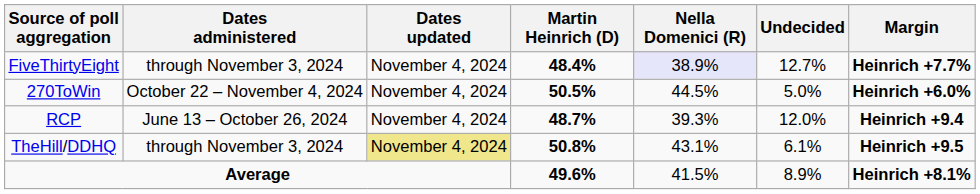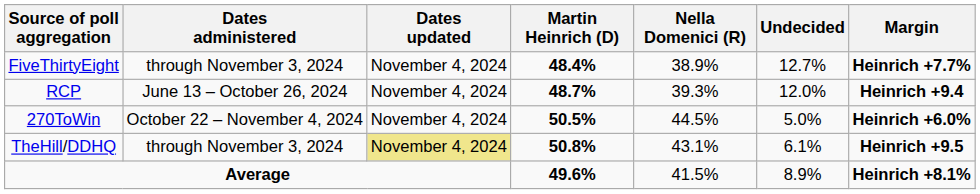(695, 65) lavender background -> (695, 65) no background
rows swapped: (64, 120) <-> (64, 92)
